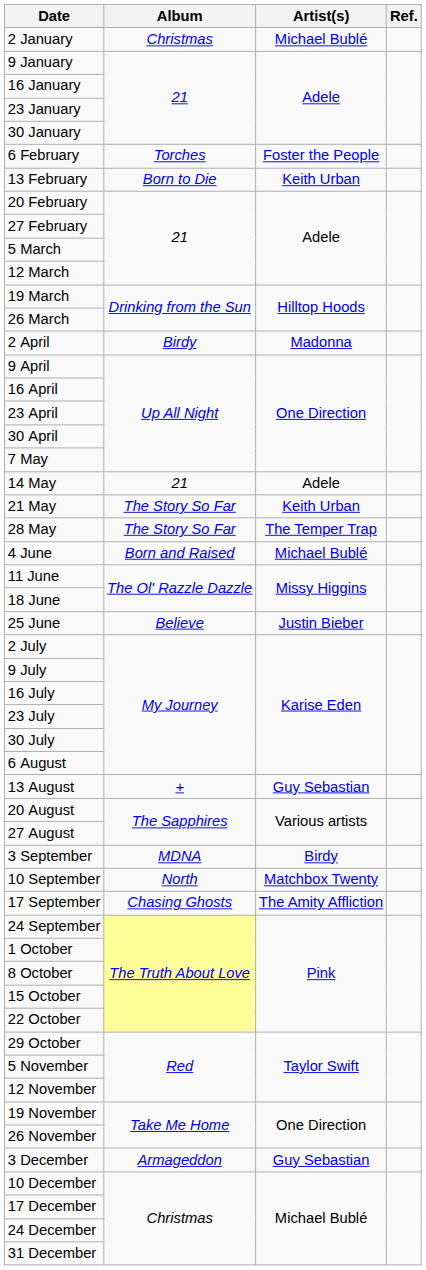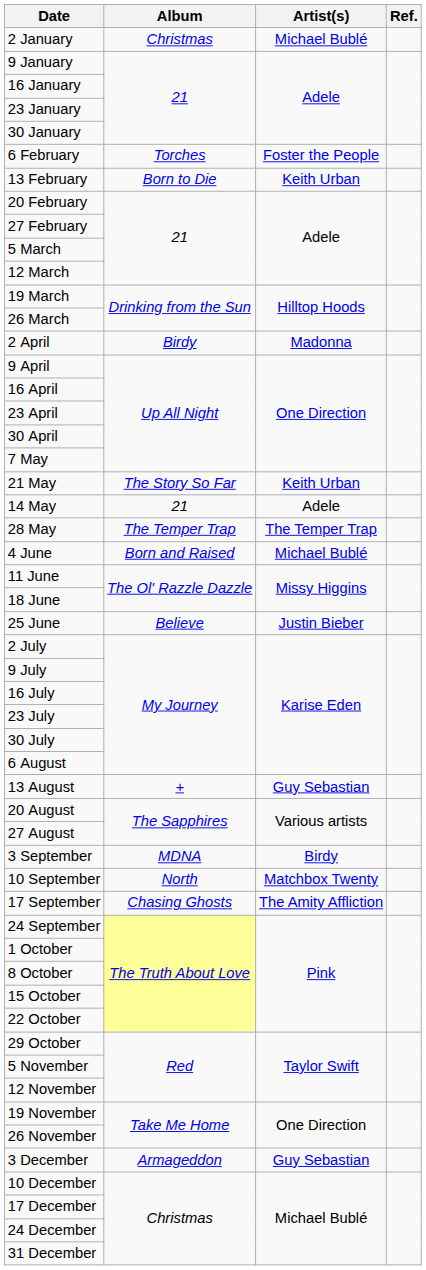rows swapped: (32, 483) <-> (32, 506)
(180, 529) The Story So Far -> (180, 529) The Temper Trap
